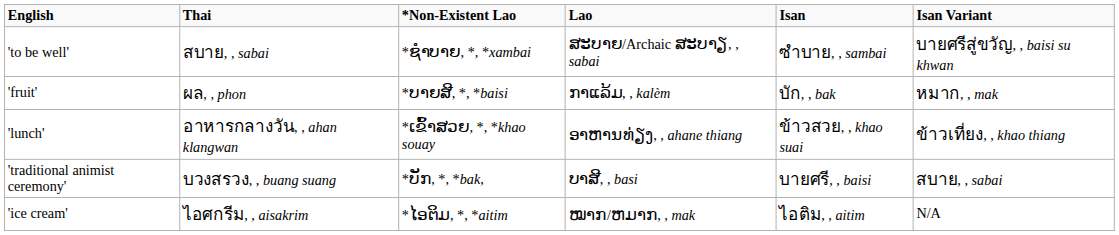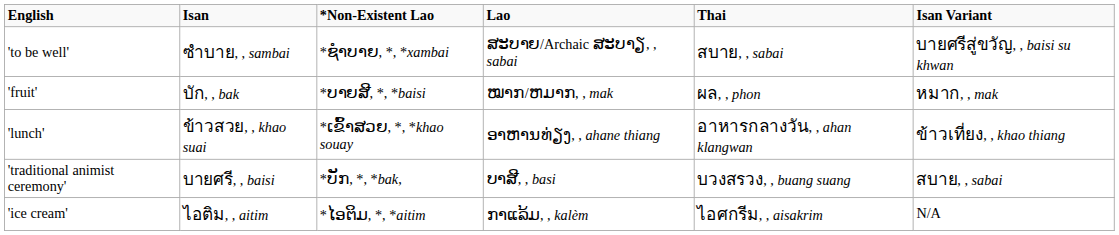columns swapped: (792, 15) <-> (197, 15)
(619, 93) ກາແລ້ມ, , kalèm -> (550, 93) ໝາກ/ຫມາກ, , mak
(632, 214) ໝາກ/ຫມາກ, , mak -> (537, 214) ກາແລ້ມ, , kalèm
